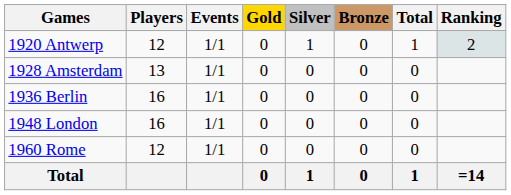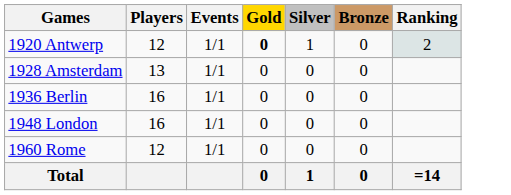- column: (415, 17)
(264, 44) normal -> (264, 44) bold
